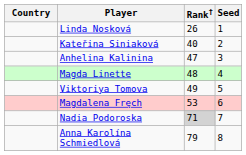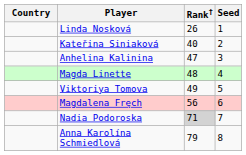(192, 103) 53 -> (192, 103) 56
